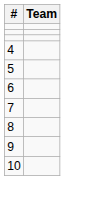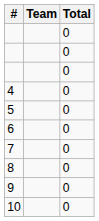+ column: (77, 14)
